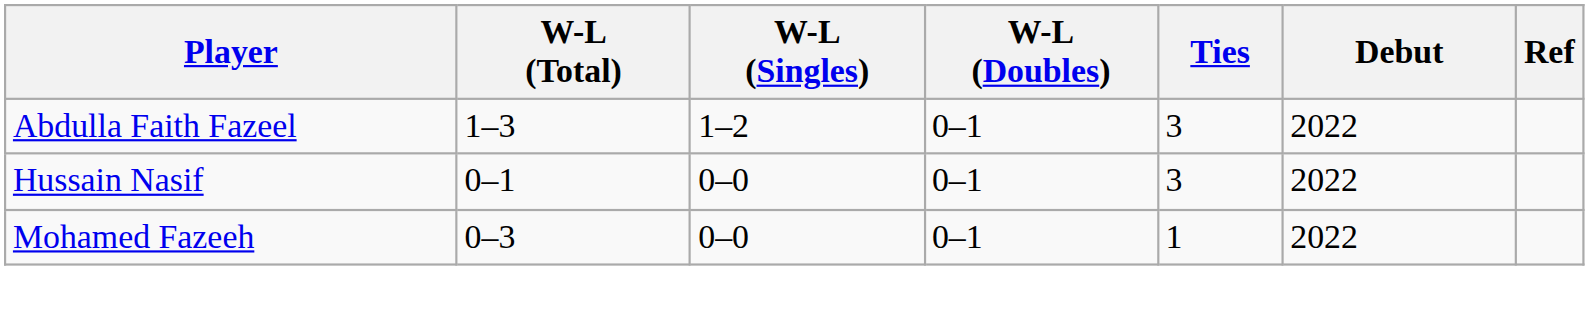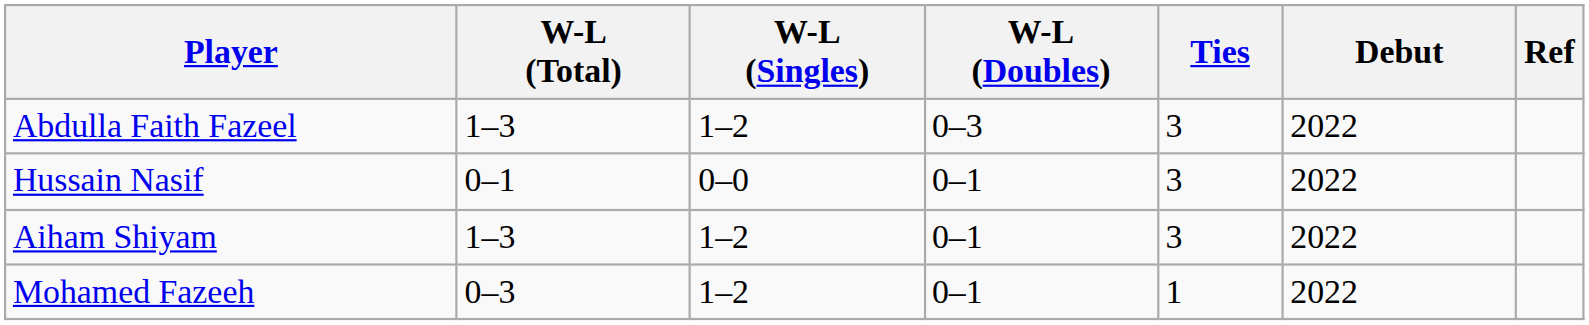(957, 125) 0–1 -> (957, 125) 0–3
+ row: (115, 235)
(724, 235) 0–0 -> (724, 290) 1–2
